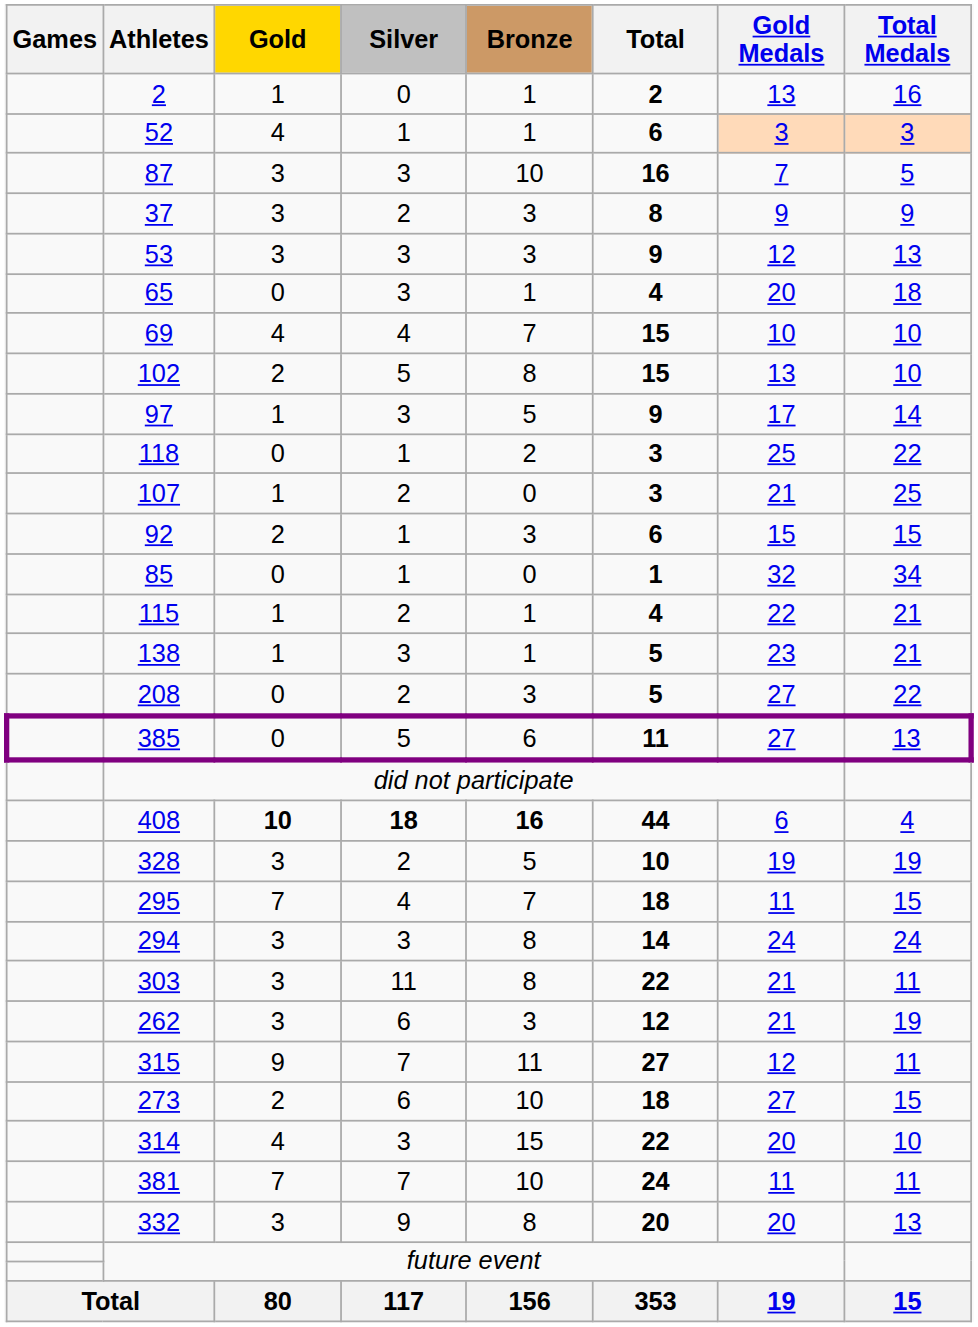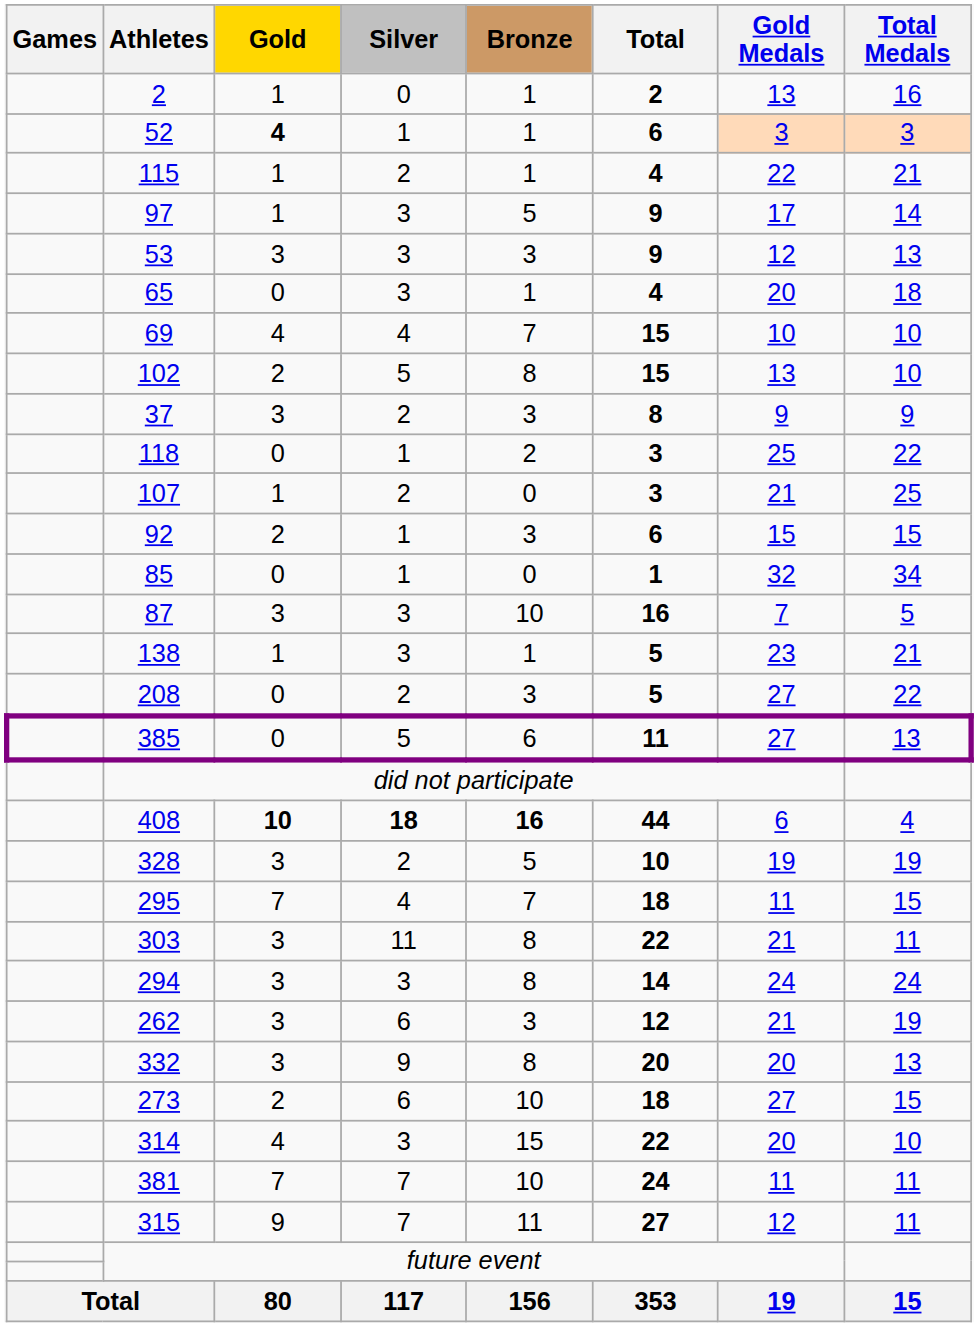(278, 134) normal -> (278, 134) bold
rows swapped: (159, 174) <-> (159, 614)
rows swapped: (159, 214) <-> (159, 414)
rows swapped: (159, 981) <-> (159, 941)
rows swapped: (159, 1222) <-> (159, 1061)
